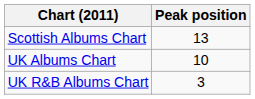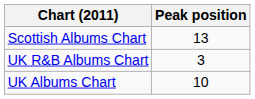rows swapped: (62, 60) <-> (78, 82)
